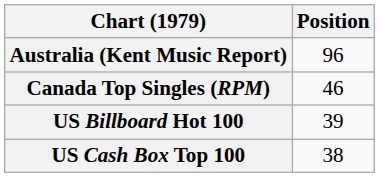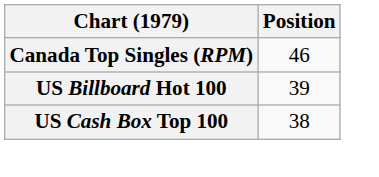- row: (148, 54)
